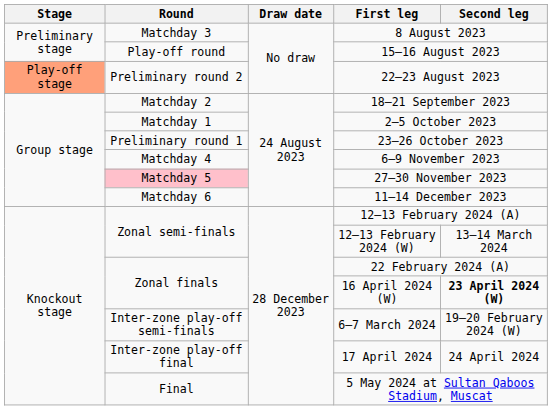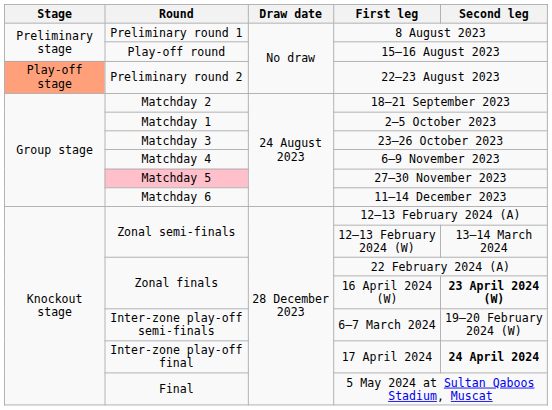(176, 33) Matchday 3 -> (176, 33) Preliminary round 1
(176, 140) Preliminary round 1 -> (176, 140) Matchday 3
(494, 357) normal -> (494, 357) bold
